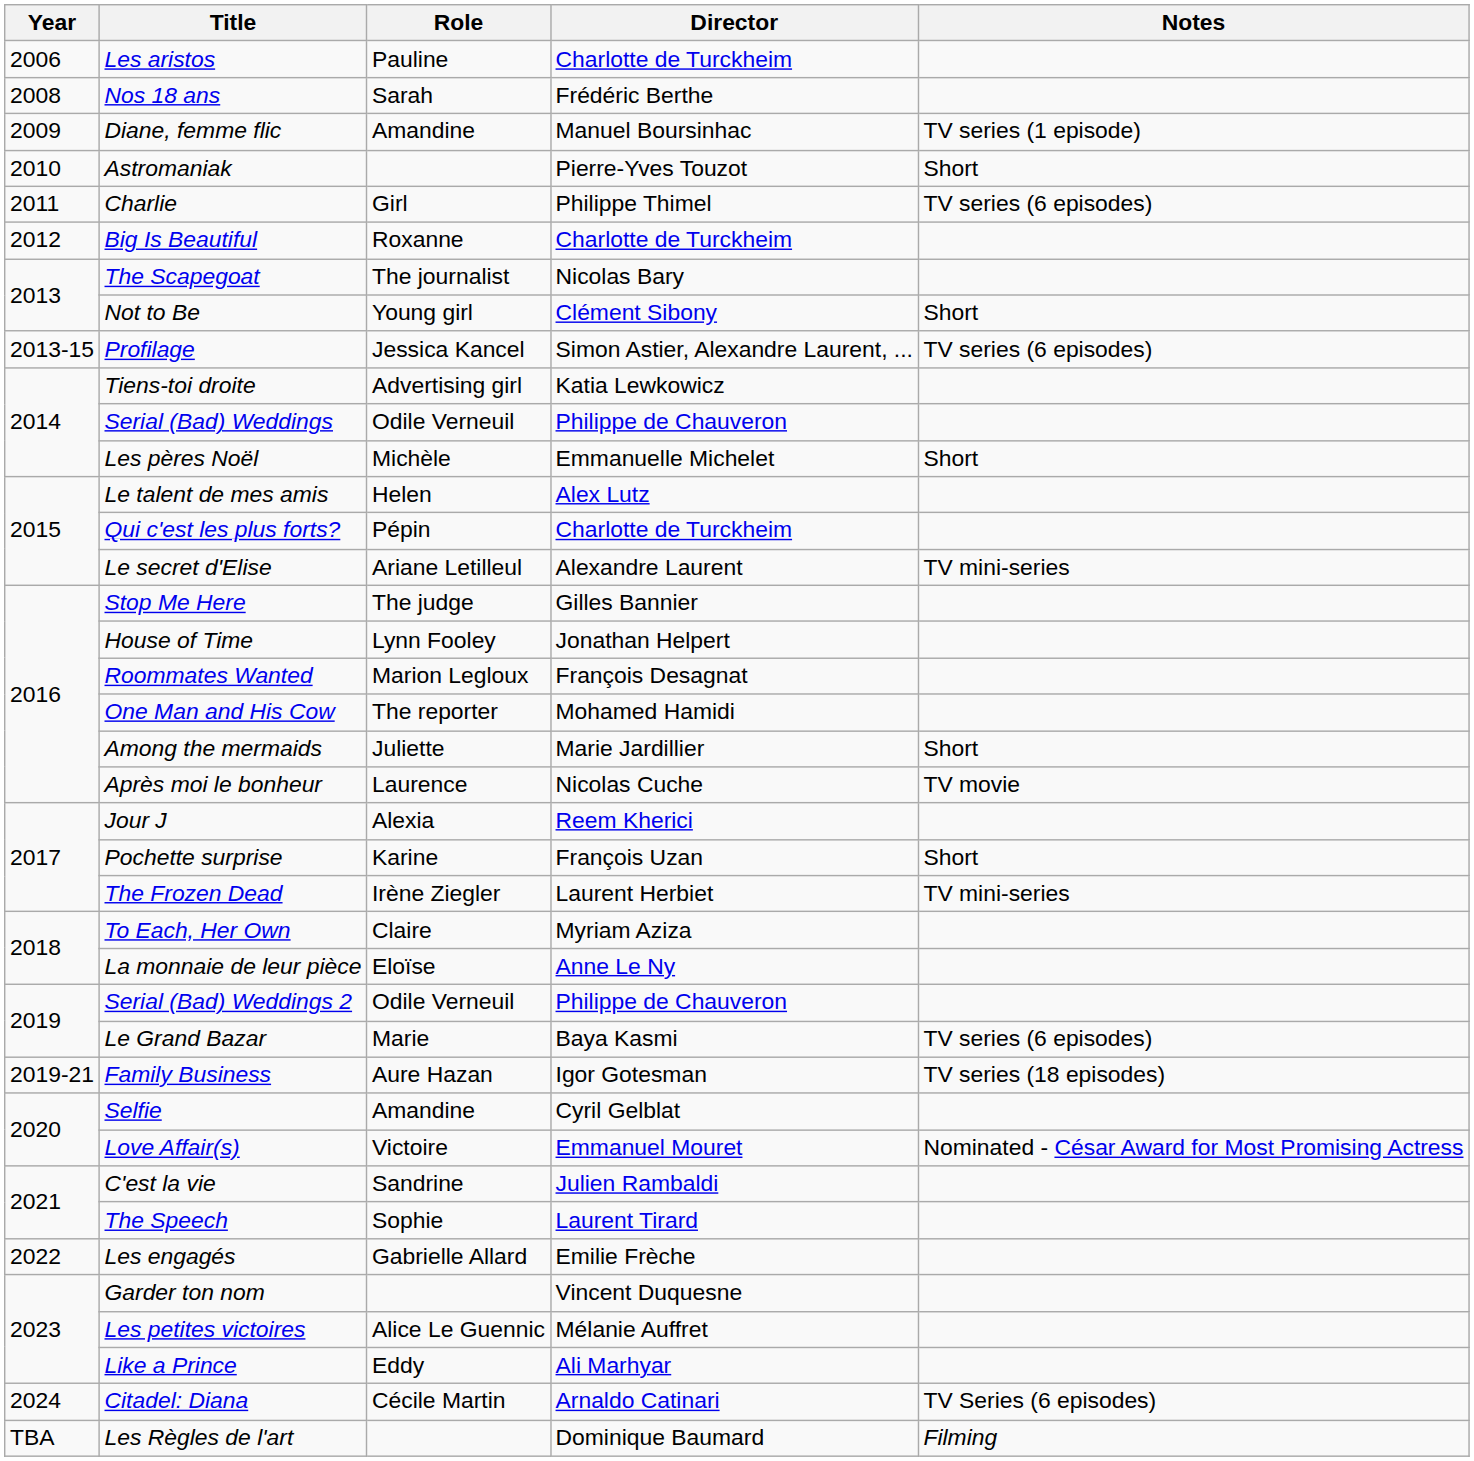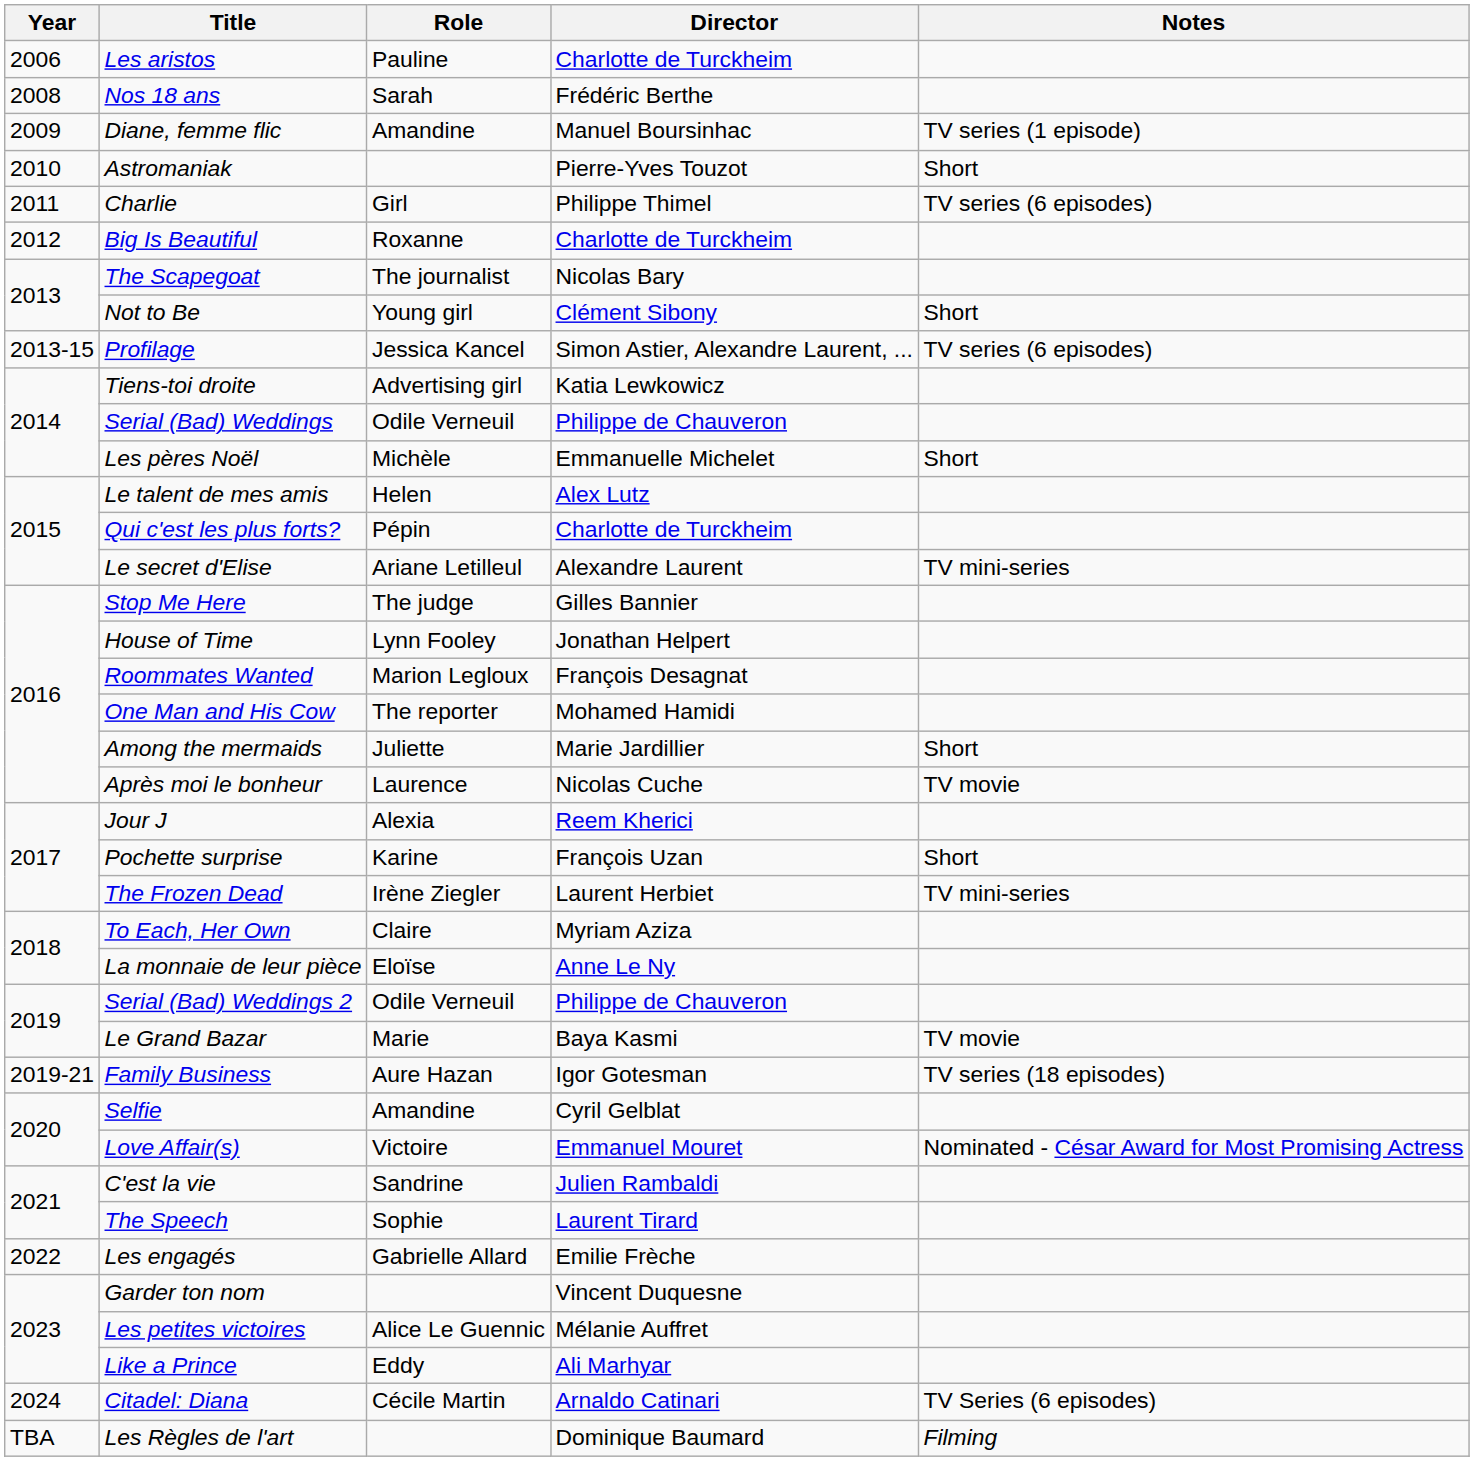(1038, 1038) TV series (6 episodes) -> (972, 1038) TV movie
